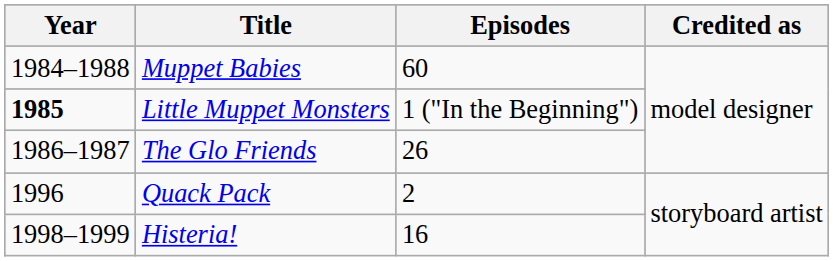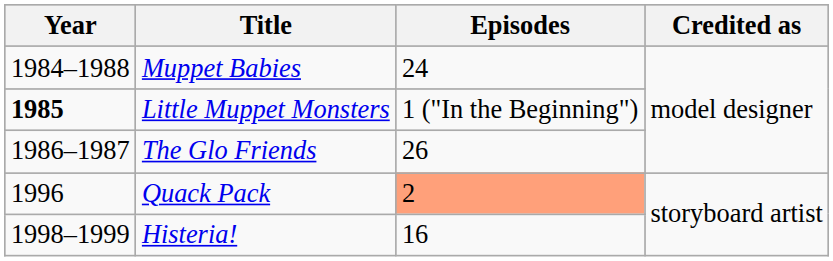(415, 67) 60 -> (415, 67) 24
(409, 192) no background -> (409, 192) lightsalmon background
